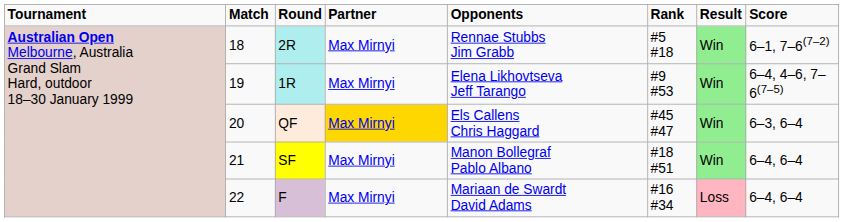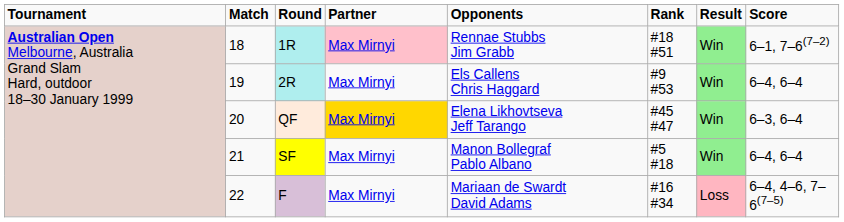(287, 44) 2R -> (287, 44) 1R
(361, 44) no background -> (361, 44) pink background
(662, 44) #5 #18 -> (662, 44) #18 #51
(287, 84) 1R -> (287, 82) 2R
(506, 84) Elena Likhovtseva Jeff Tarango -> (495, 82) Els Callens Chris Haggard
(787, 84) 6–4, 4–6, 7–6(7–5) -> (776, 82) 6–4, 6–4
(495, 123) Els Callens Chris Haggard -> (506, 119) Elena Likhovtseva Jeff Tarango
(662, 160) #18 #51 -> (662, 156) #5 #18
(776, 197) 6–4, 6–4 -> (787, 196) 6–4, 4–6, 7–6(7–5)
